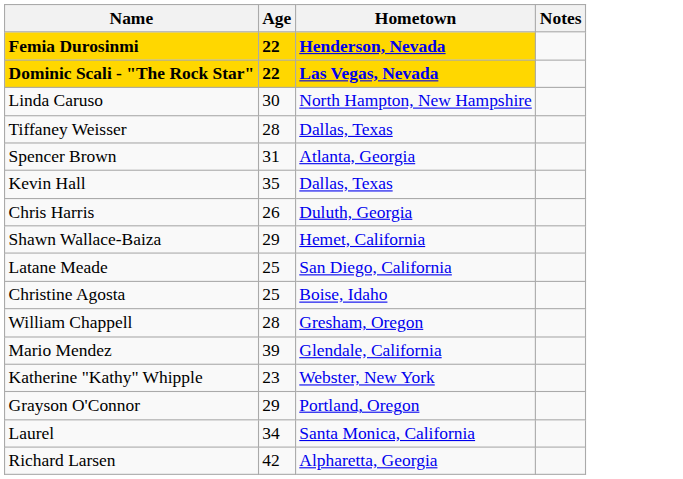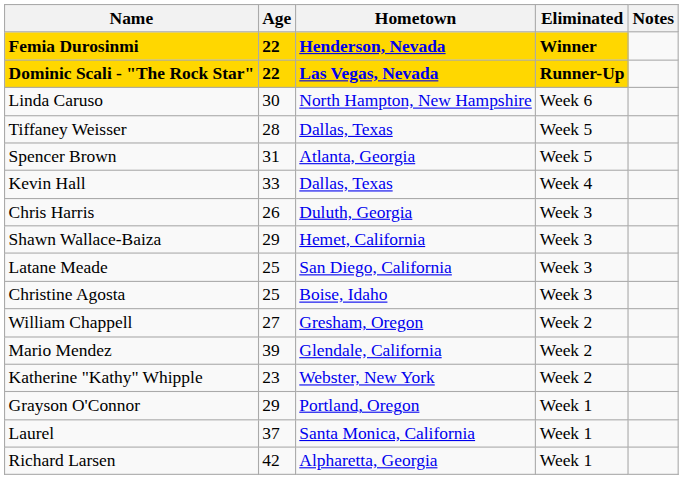+ column: (582, 18)
(271, 184) 35 -> (271, 184) 33
(271, 322) 28 -> (271, 322) 27
(271, 433) 34 -> (271, 433) 37
